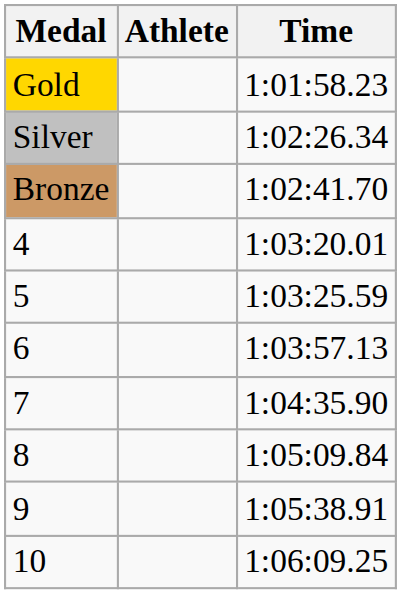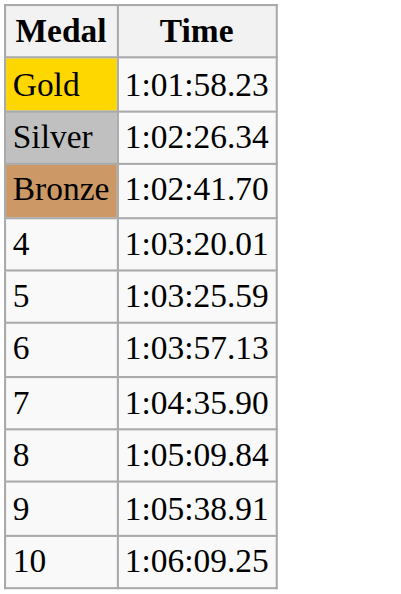- column: (177, 31)
